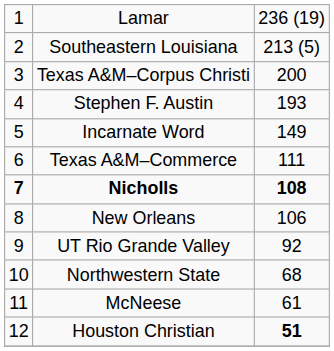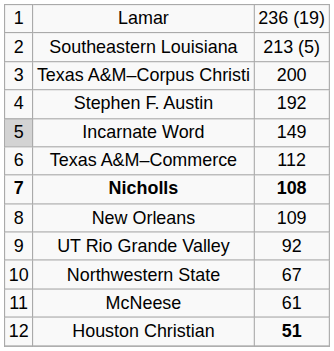(292, 103) 193 -> (292, 103) 192
(19, 132) no background -> (19, 132) lightgrey background
(292, 160) 111 -> (292, 160) 112
(292, 217) 106 -> (292, 217) 109
(292, 274) 68 -> (292, 274) 67
